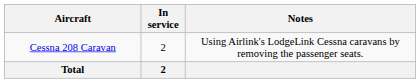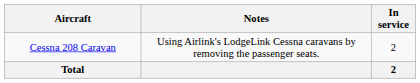columns swapped: (163, 18) <-> (300, 18)
